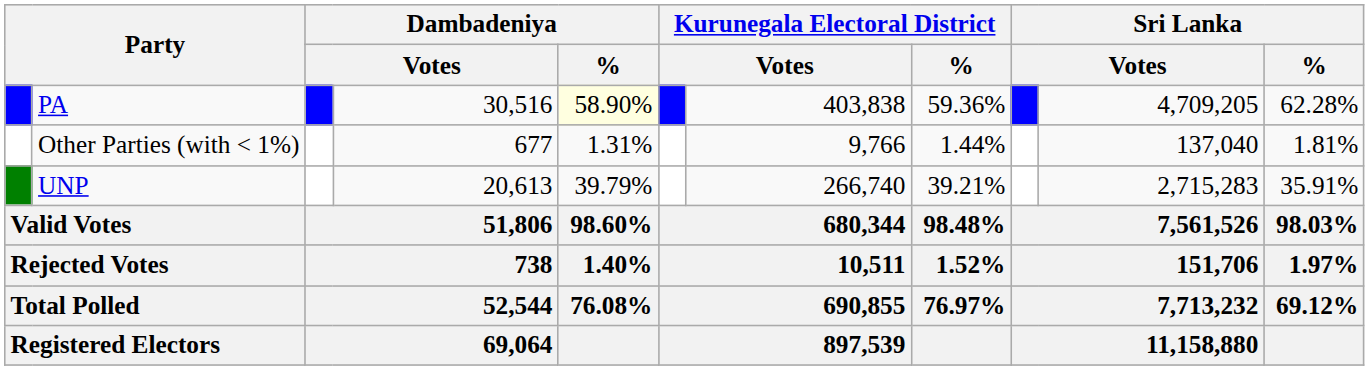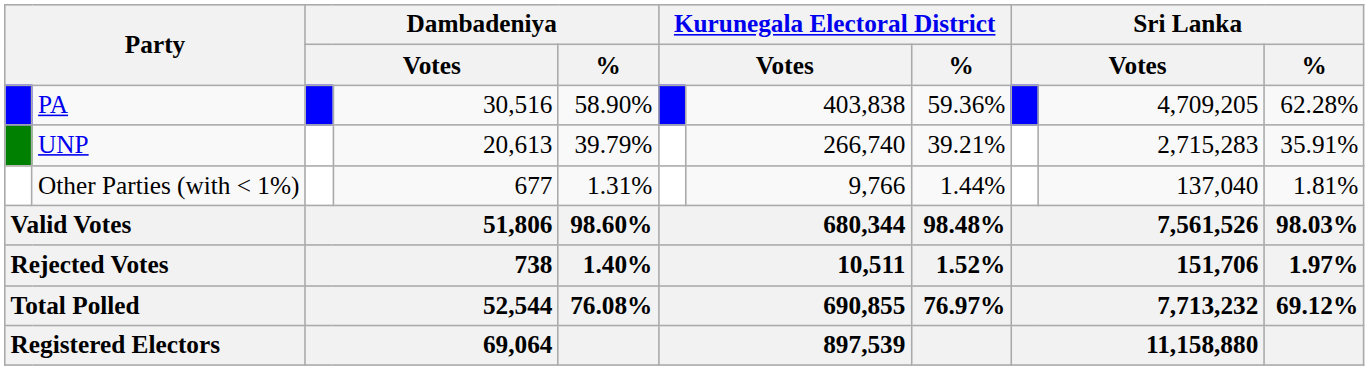(613, 104) lightyellow background -> (613, 104) no background
rows swapped: (63, 184) <-> (169, 144)
